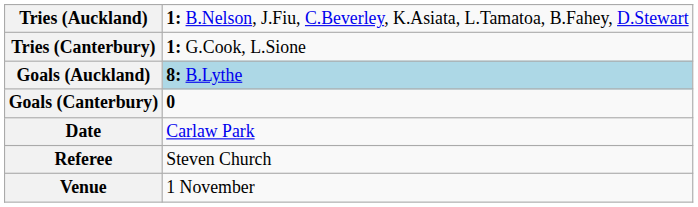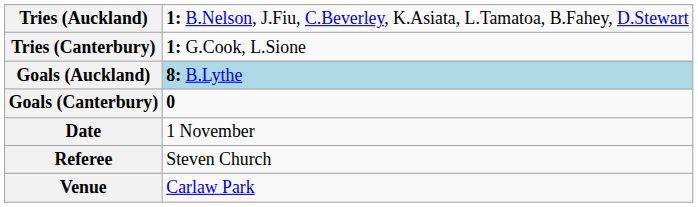(210, 131) Carlaw Park -> (210, 131) 1 November
(210, 187) 1 November -> (210, 187) Carlaw Park
